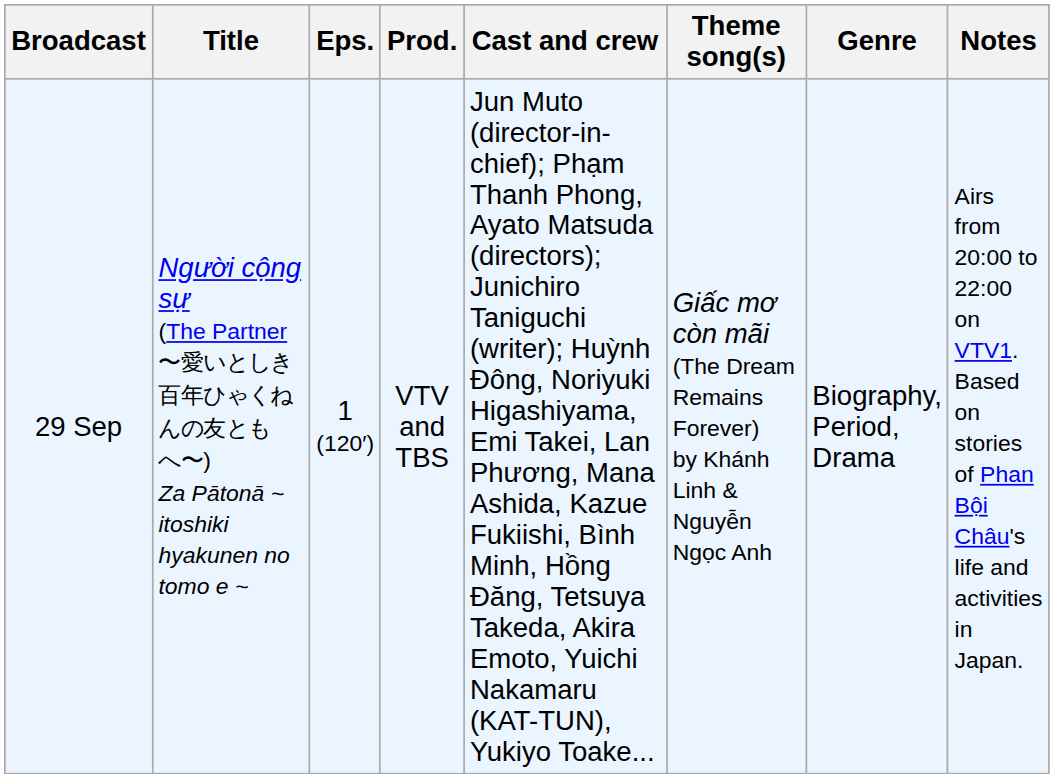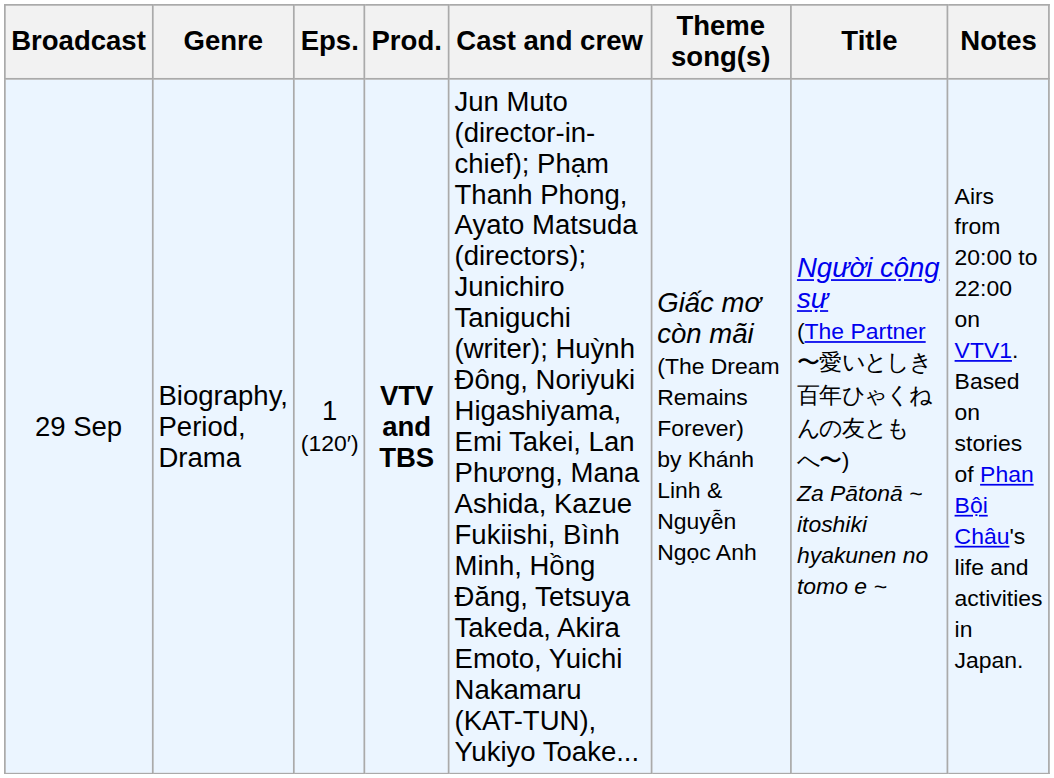columns swapped: (231, 41) <-> (877, 41)
(422, 426) normal -> (407, 426) bold
